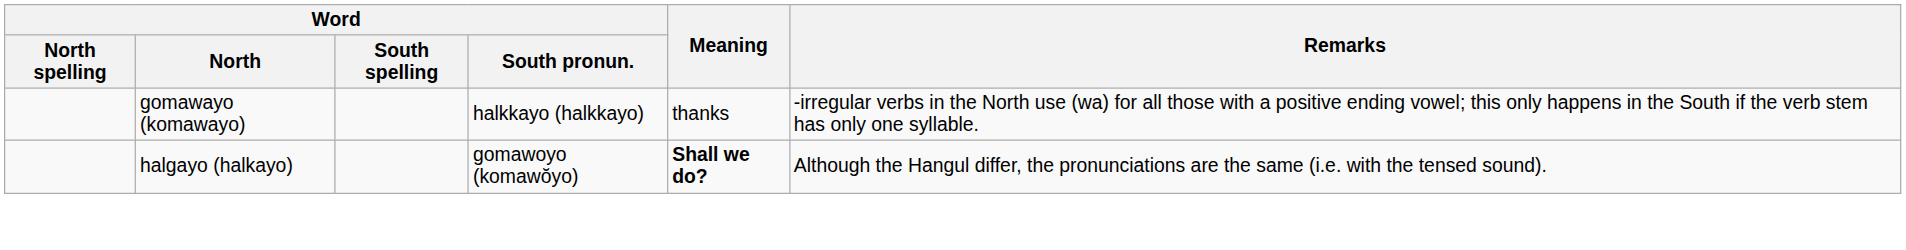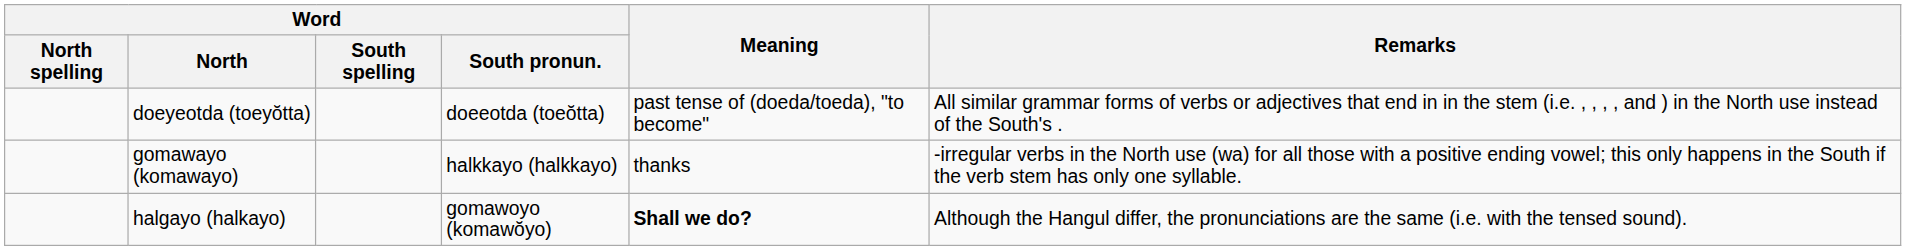+ row: (222, 113)
